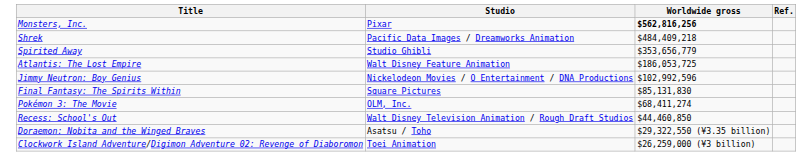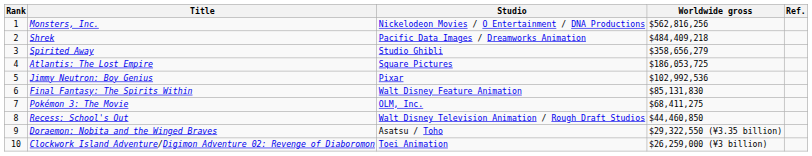+ column: (16, 11)
(379, 24) Pixar -> (512, 24) Nickelodeon Movies / O Entertainment / DNA Productions
(667, 24) bold -> (679, 24) normal
(667, 51) $353,656,779 -> (679, 51) $358,656,279
(439, 64) Walt Disney Feature Animation -> (416, 64) Square Pictures
(500, 78) Nickelodeon Movies / O Entertainment / DNA Productions -> (391, 78) Pixar
(667, 78) $102,992,596 -> (679, 78) $102,992,536
(404, 91) Square Pictures -> (450, 91) Walt Disney Feature Animation
(664, 104) $68,411,274 -> (676, 104) $68,411,275
